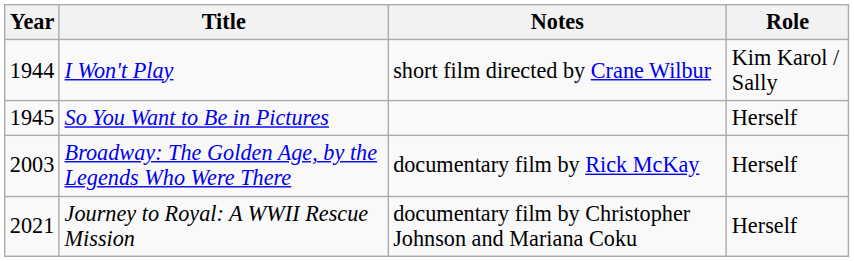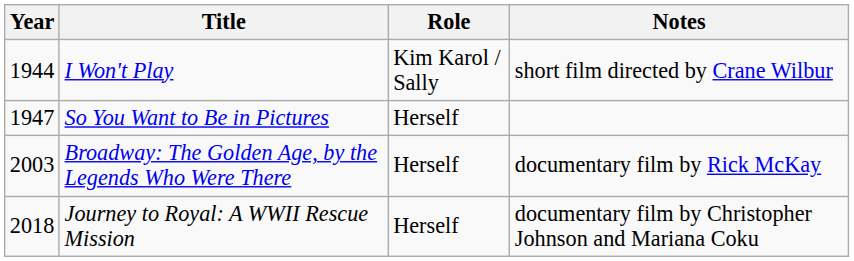columns swapped: (788, 22) <-> (557, 22)
(32, 117) 1945 -> (32, 117) 1947
(32, 225) 2021 -> (32, 225) 2018
